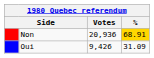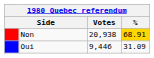(103, 35) 20,936 -> (103, 35) 20,938
(100, 47) 9,426 -> (100, 47) 9,446
